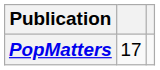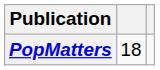(131, 49) 17 -> (131, 49) 18
